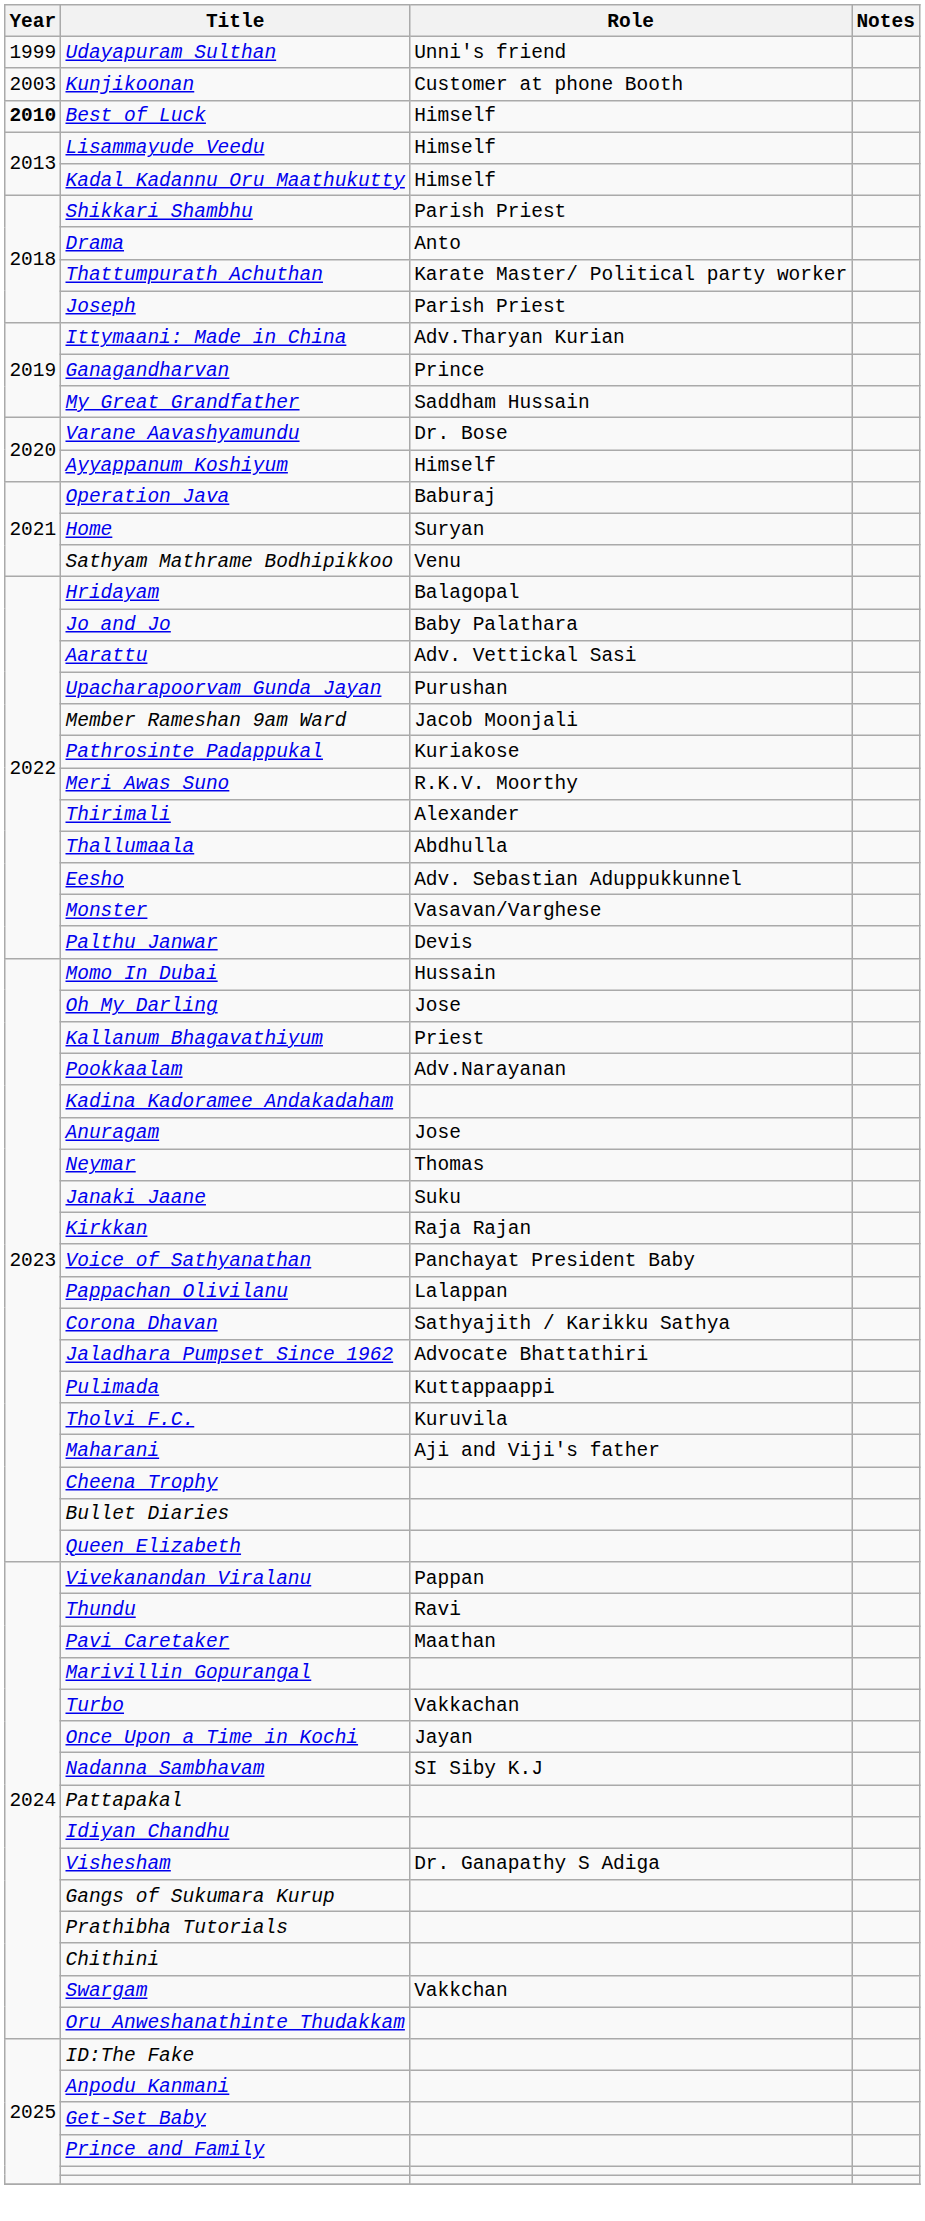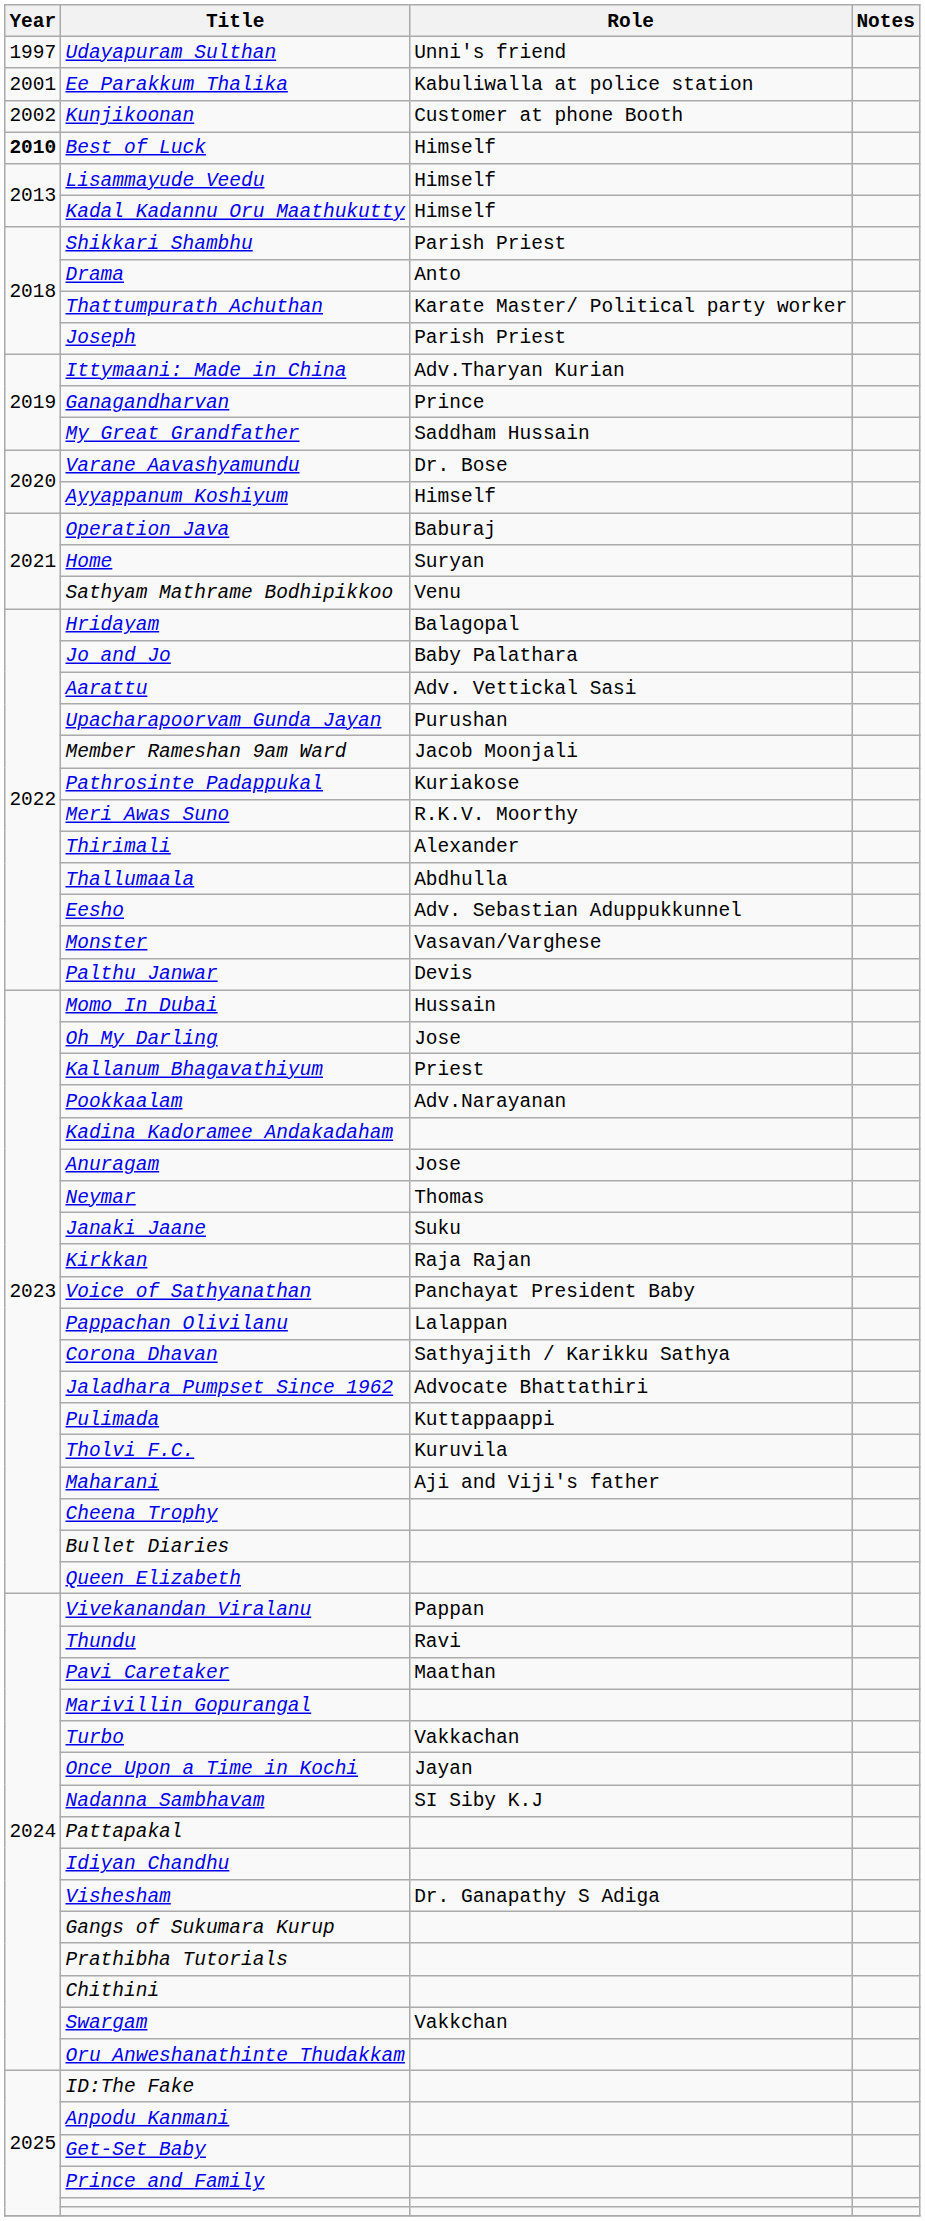(33, 52) 1999 -> (33, 52) 1997
+ row: (177, 84)
(33, 84) 2003 -> (33, 116) 2002
